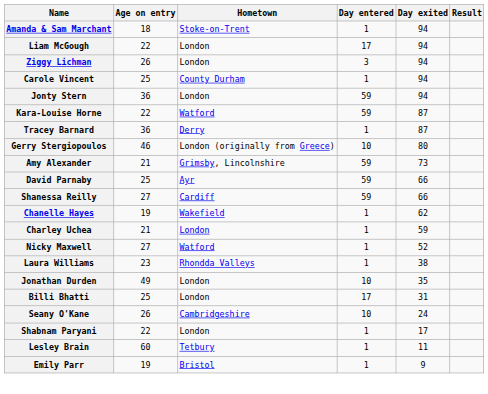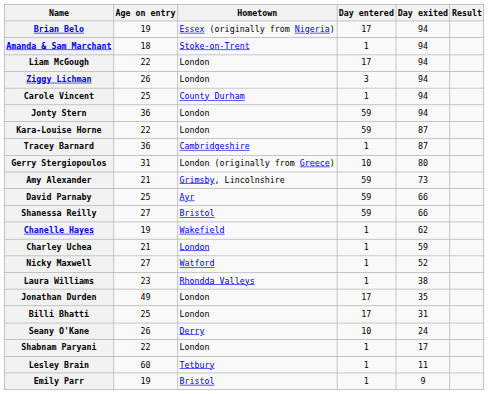+ row: (59, 29)
(197, 113) Watford -> (195, 130) London
(192, 130) Derry -> (215, 146) Cambridgeshire
(146, 146) 46 -> (146, 163) 31
(197, 197) Cardiff -> (197, 214) Bristol
(366, 281) 10 -> (366, 297) 17
(215, 314) Cambridgeshire -> (192, 331) Derry
